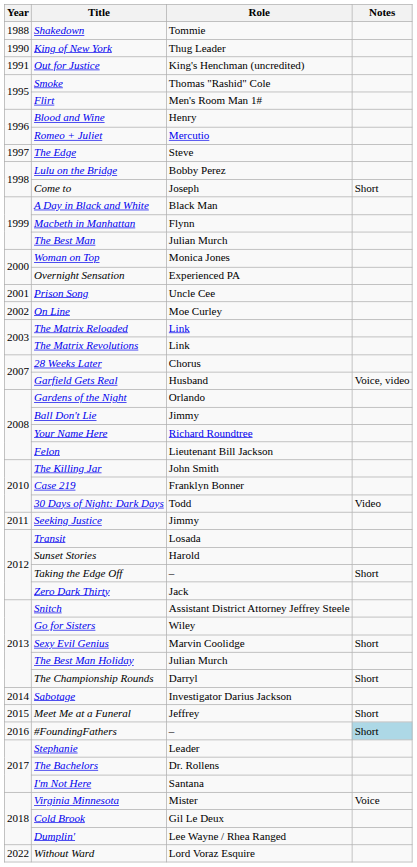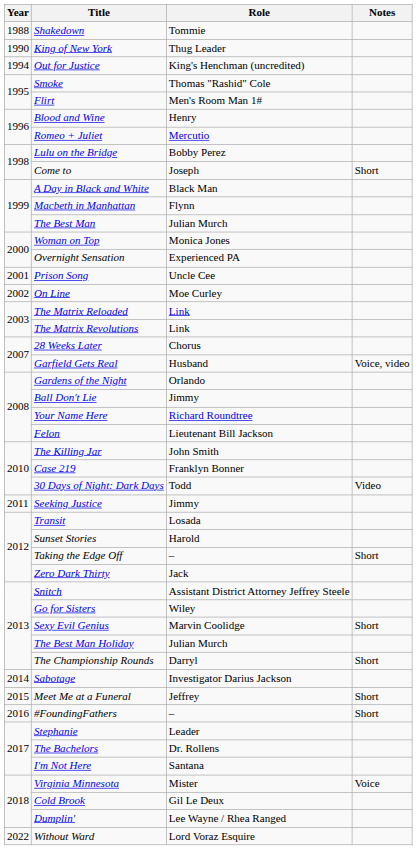(18, 65) 1991 -> (18, 65) 1994
- row: (55, 153)
(367, 731) lightblue background -> (367, 713) no background
